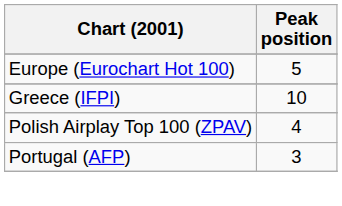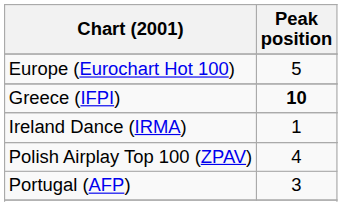(296, 98) normal -> (296, 98) bold
+ row: (98, 127)
